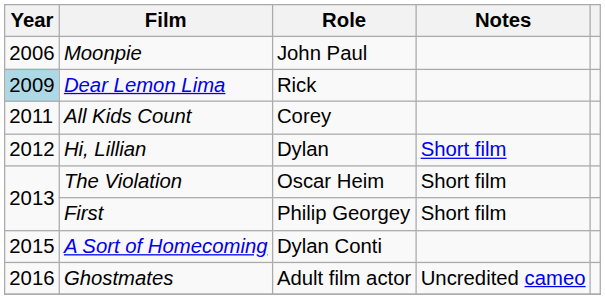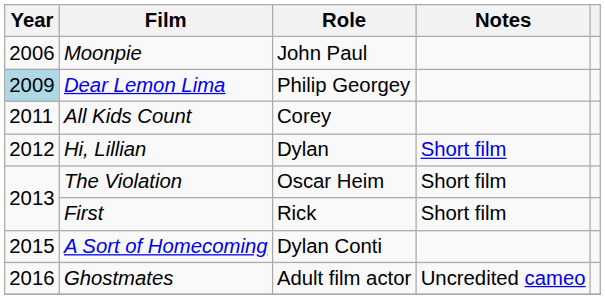(297, 85) Rick -> (344, 85) Philip Georgey
(344, 213) Philip Georgey -> (297, 213) Rick
